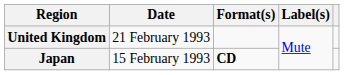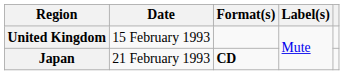(161, 37) 21 February 1993 -> (161, 37) 15 February 1993
(161, 59) 15 February 1993 -> (161, 59) 21 February 1993
